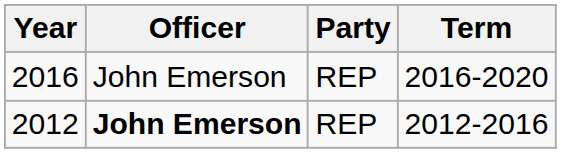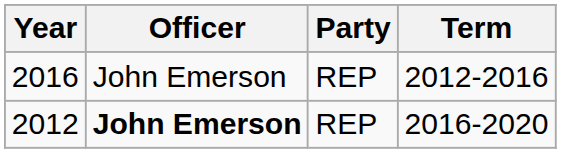(477, 76) 2016-2020 -> (477, 76) 2012-2016
(477, 123) 2012-2016 -> (477, 123) 2016-2020
